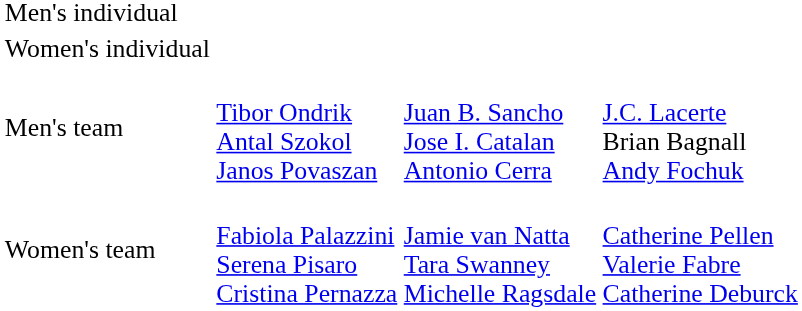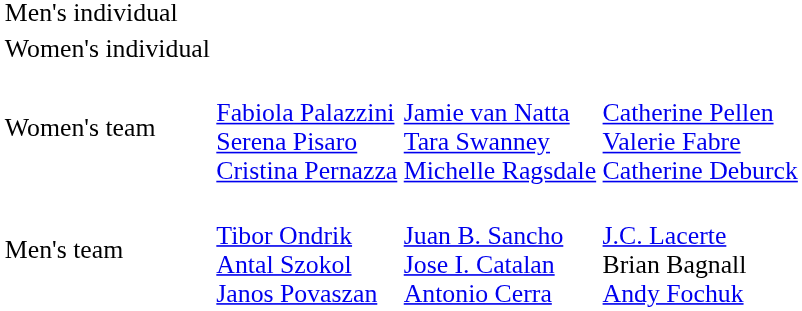rows swapped: (64, 127) <-> (80, 249)
